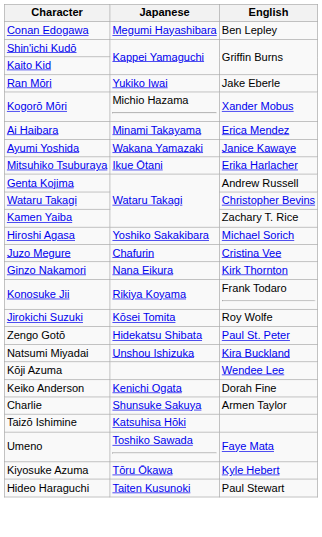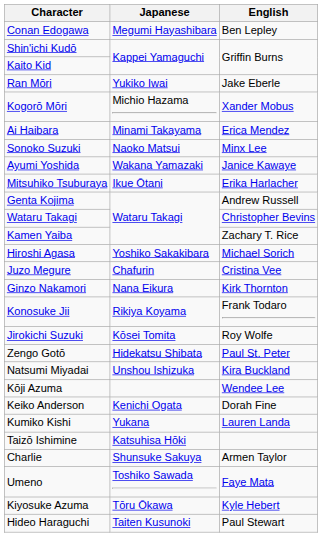+ row: (44, 148)
+ row: (39, 423)
rows swapped: (42, 423) <-> (24, 405)
